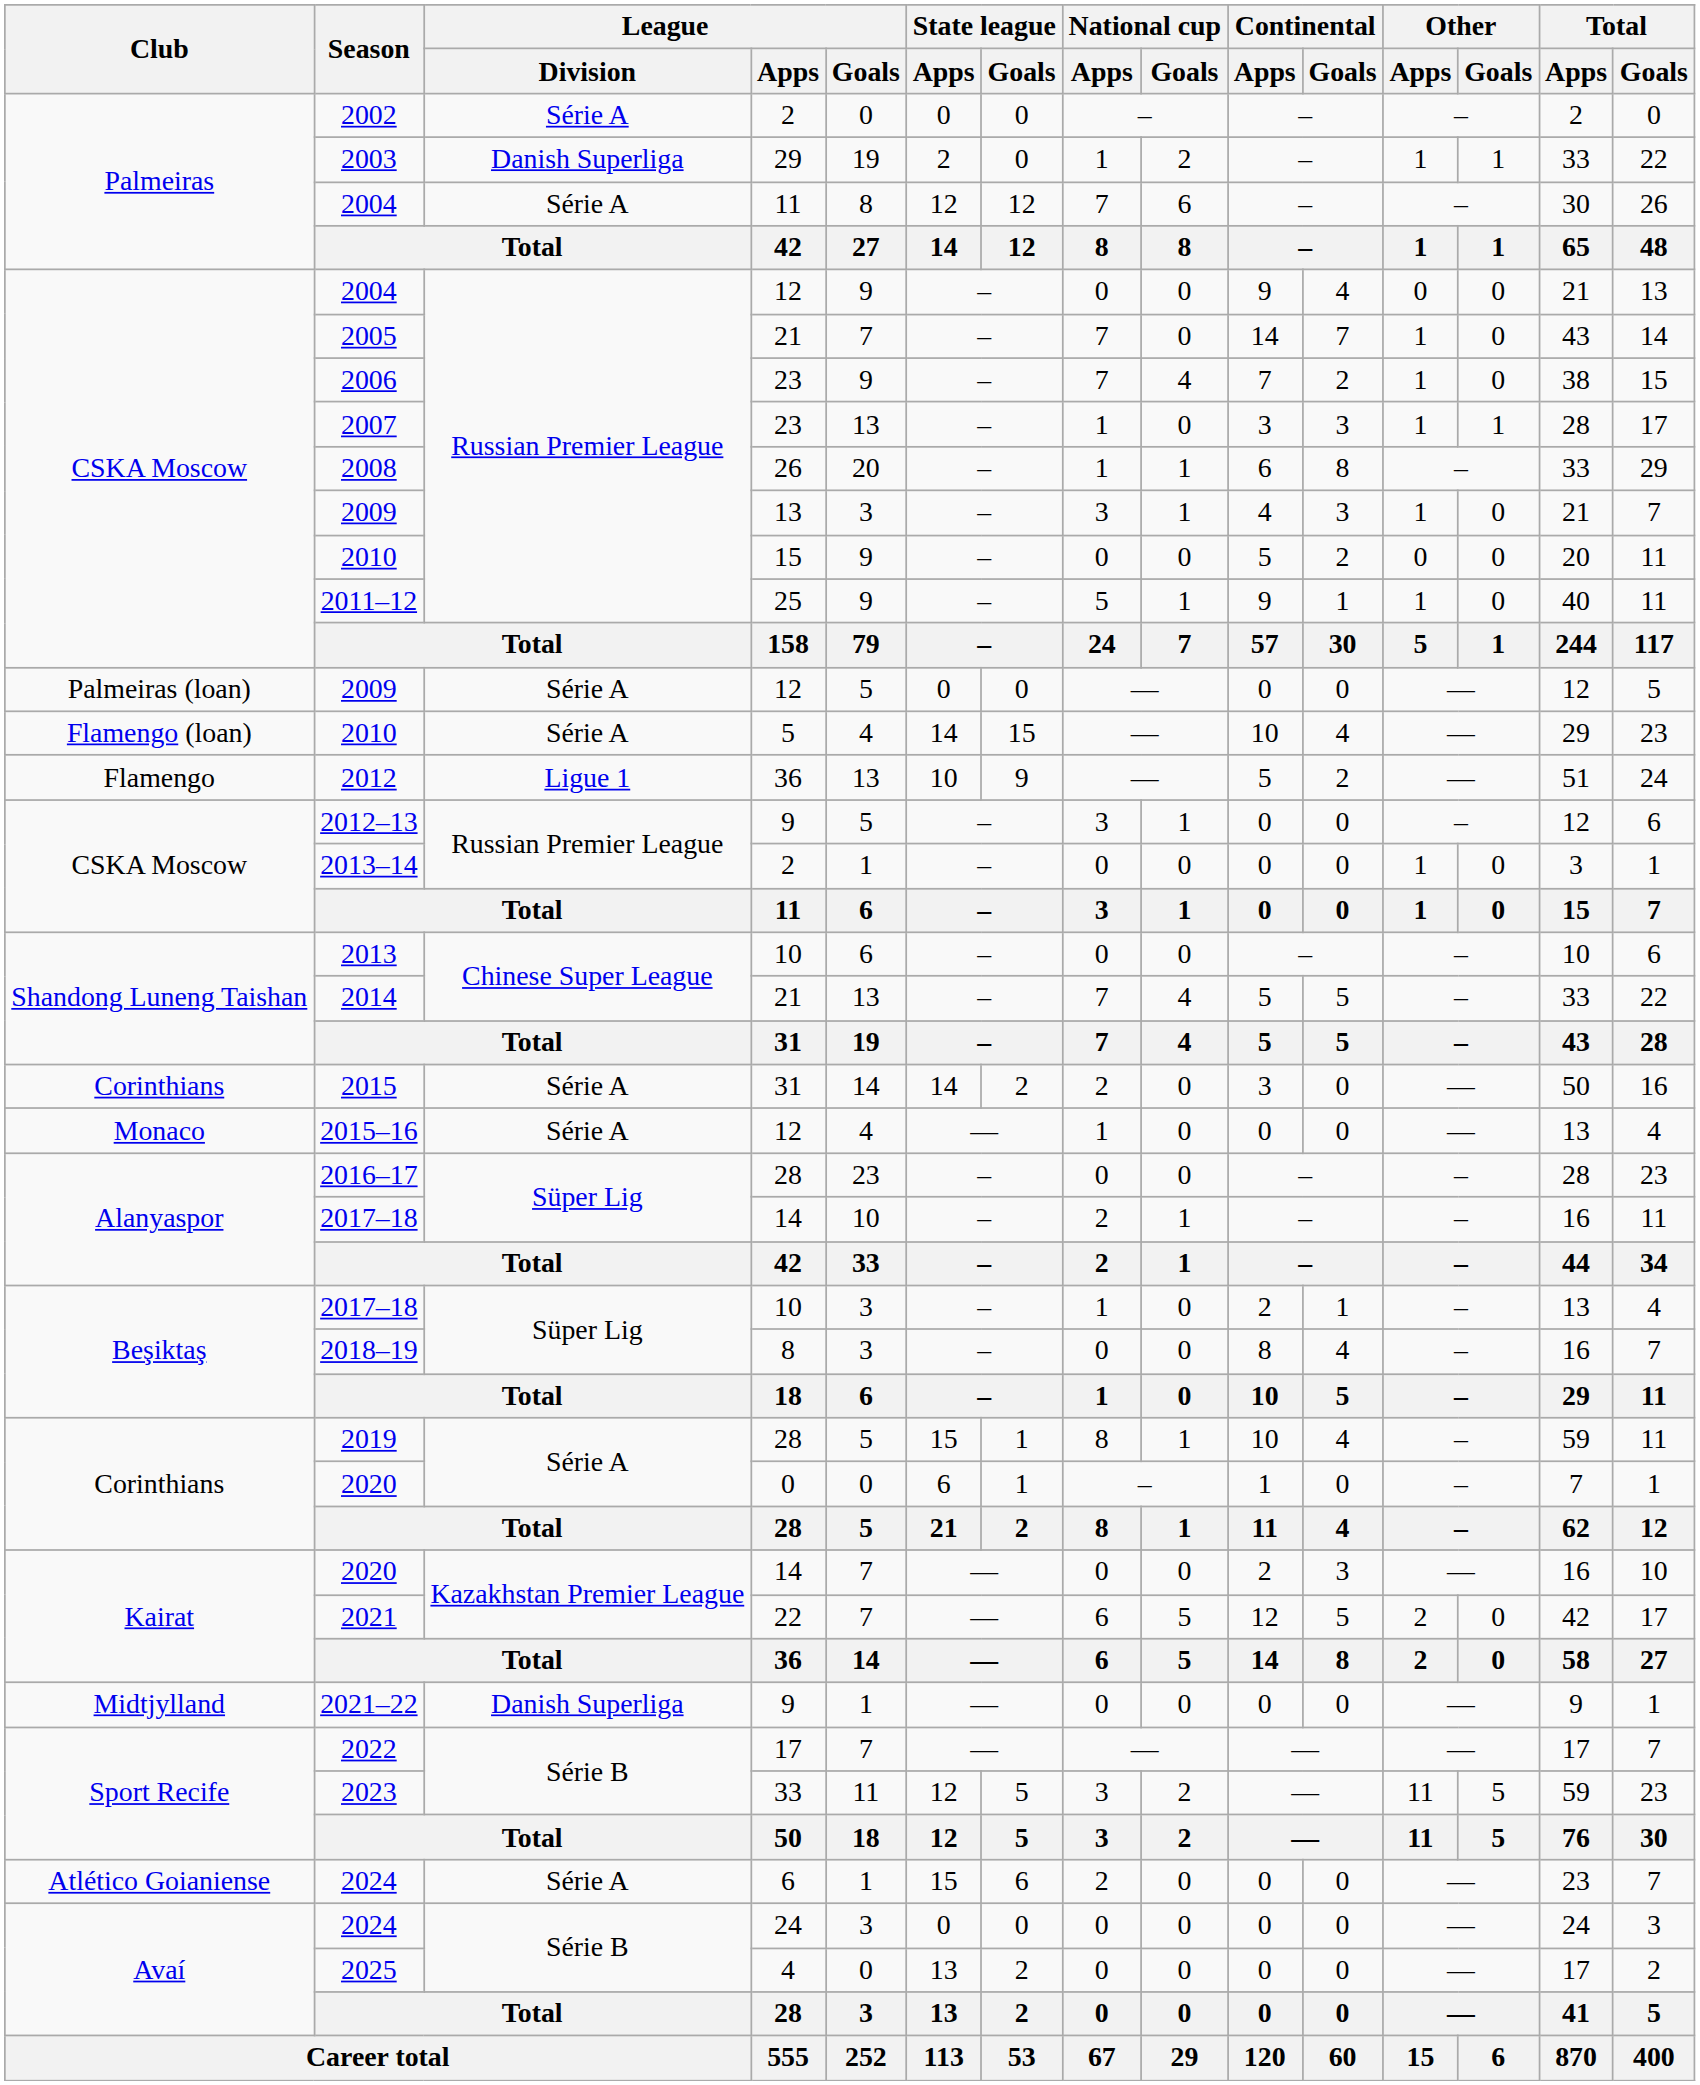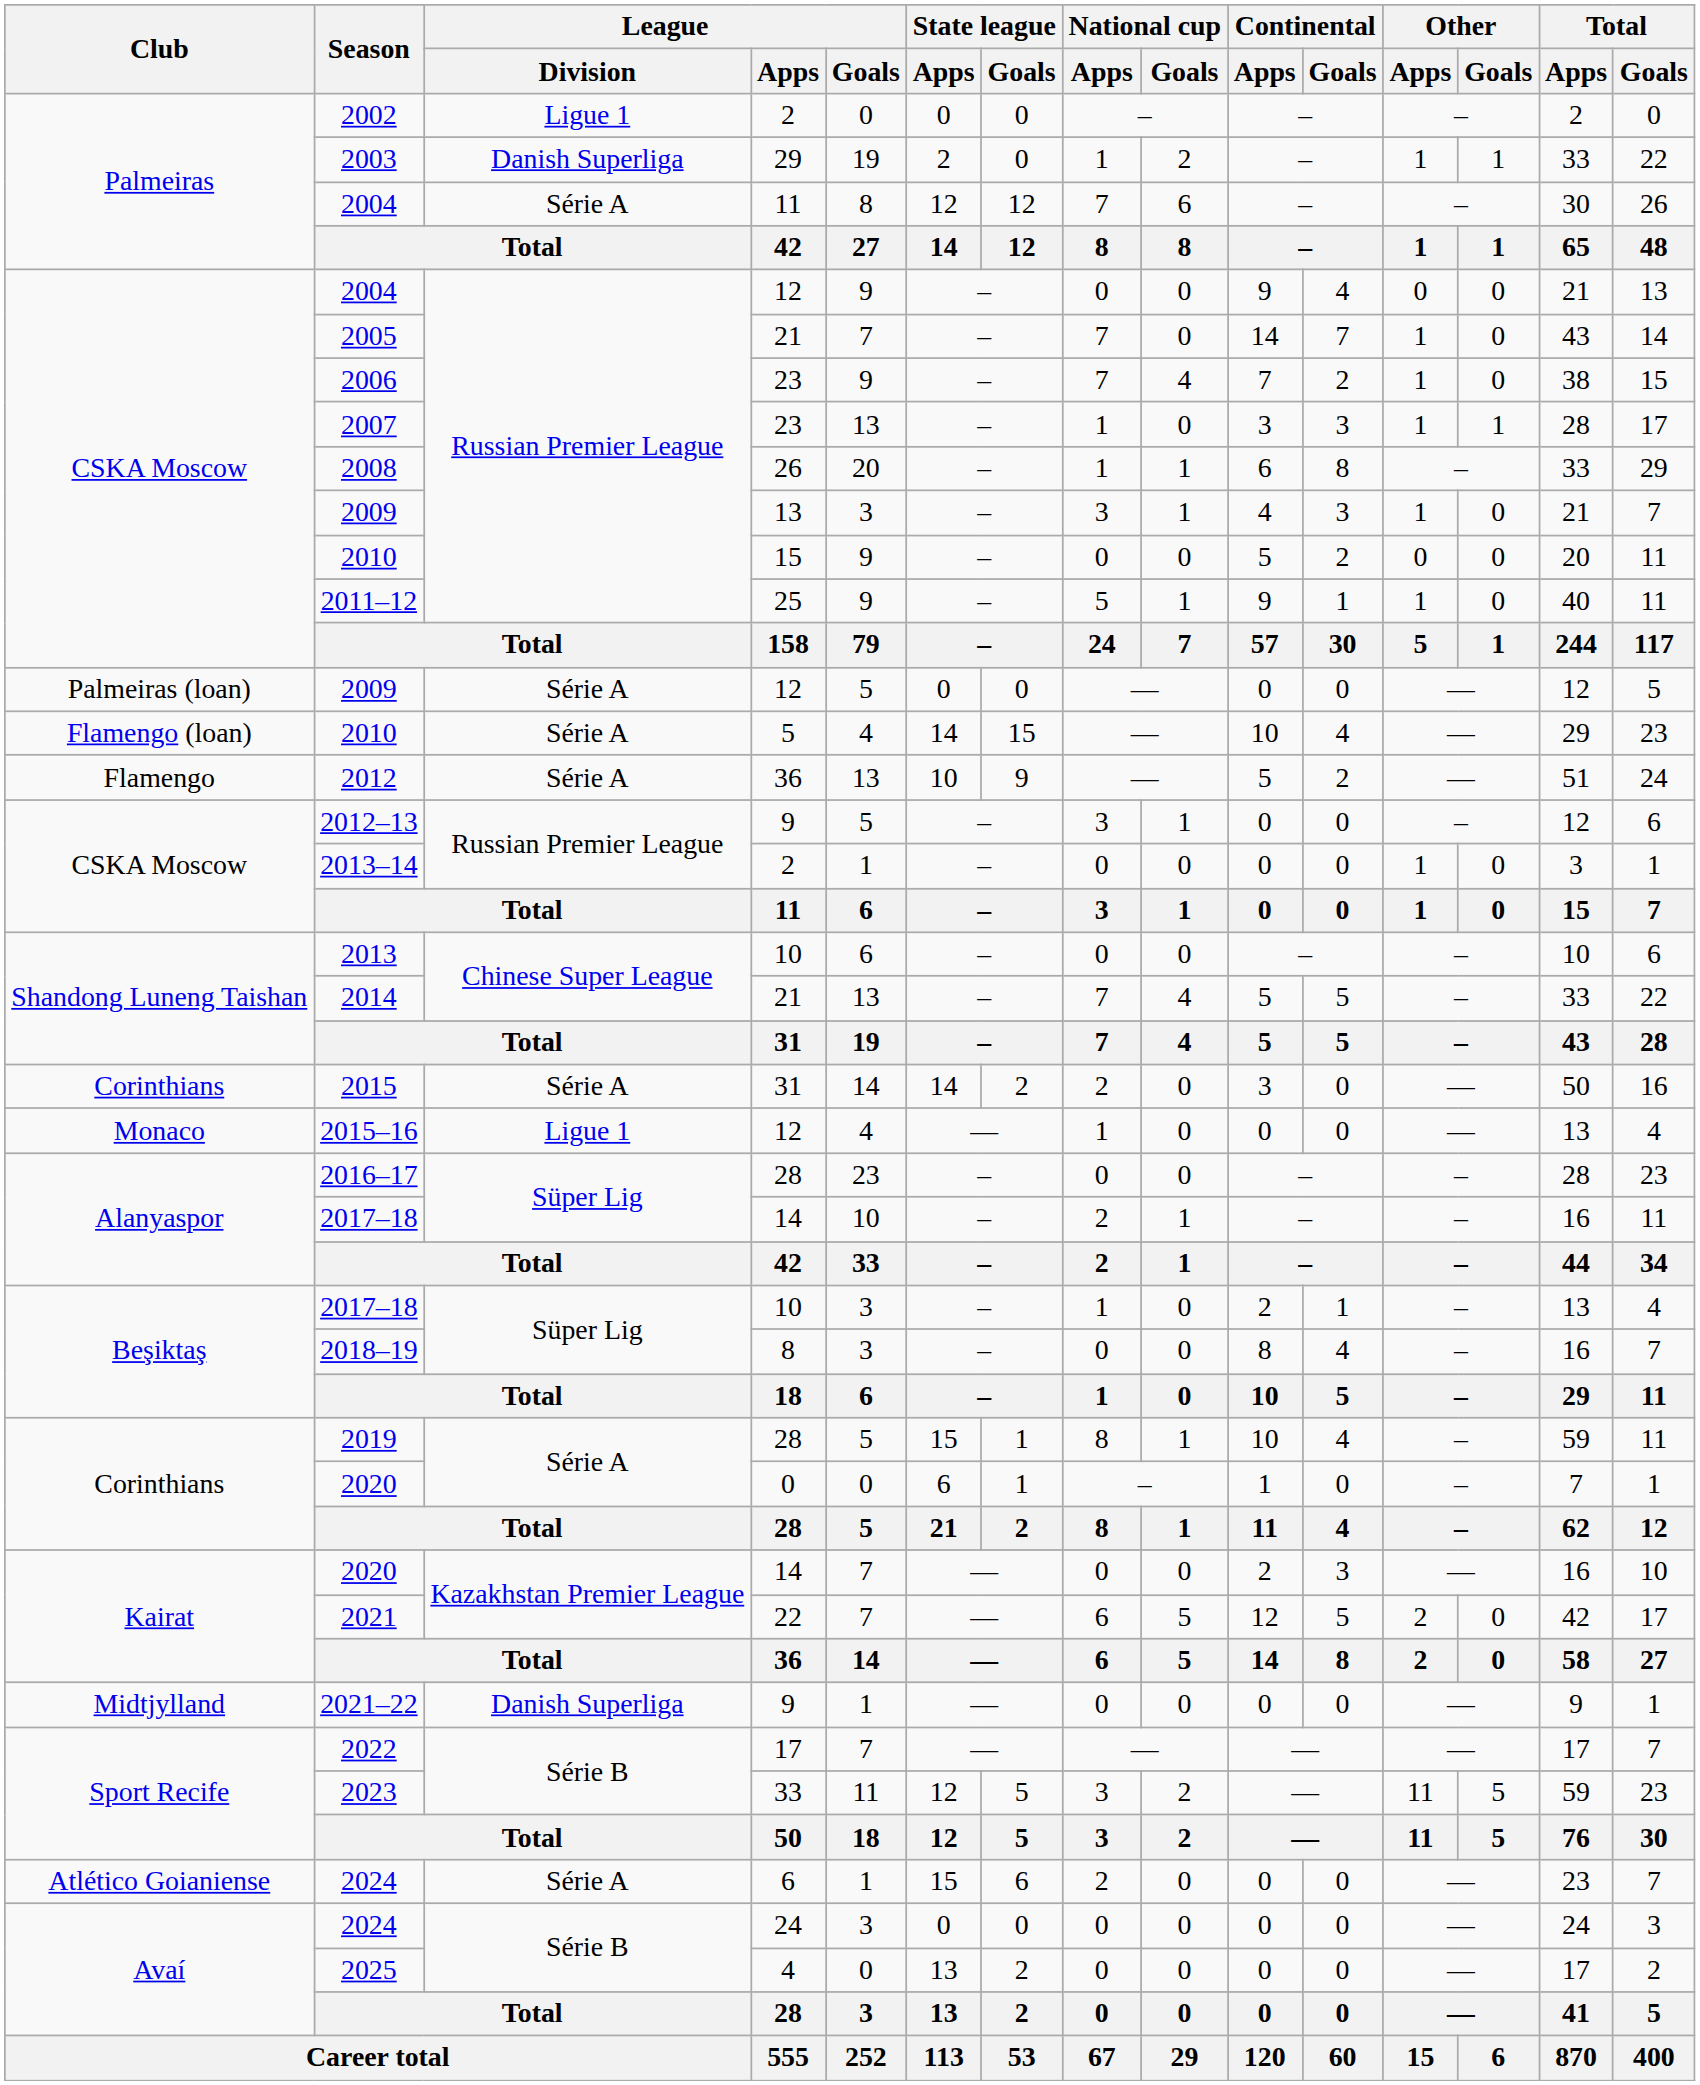(587, 114) Série A -> (587, 114) Ligue 1
(587, 777) Ligue 1 -> (587, 777) Série A
(587, 1130) Série A -> (587, 1130) Ligue 1
